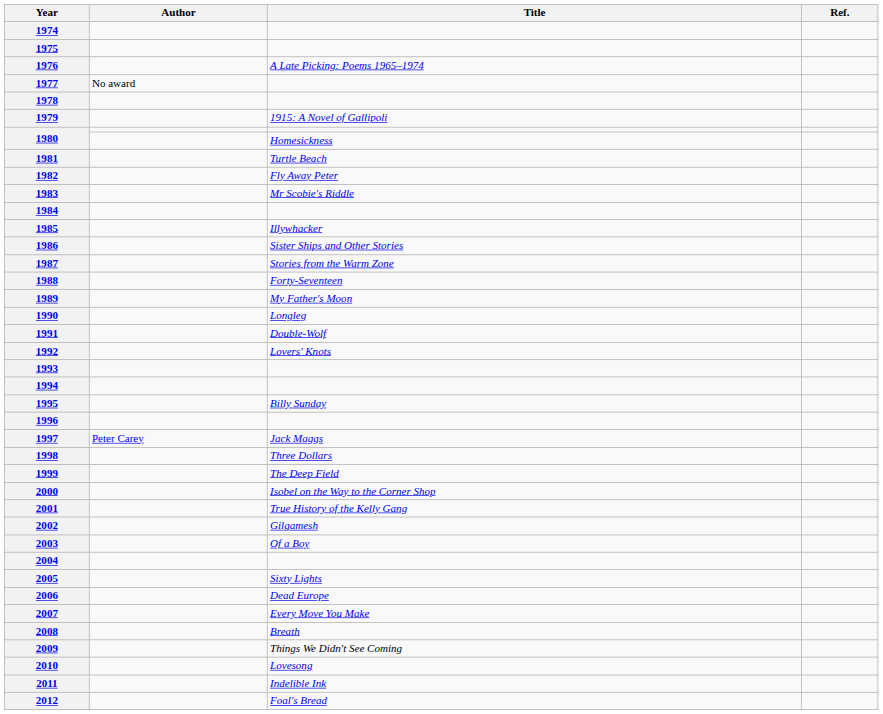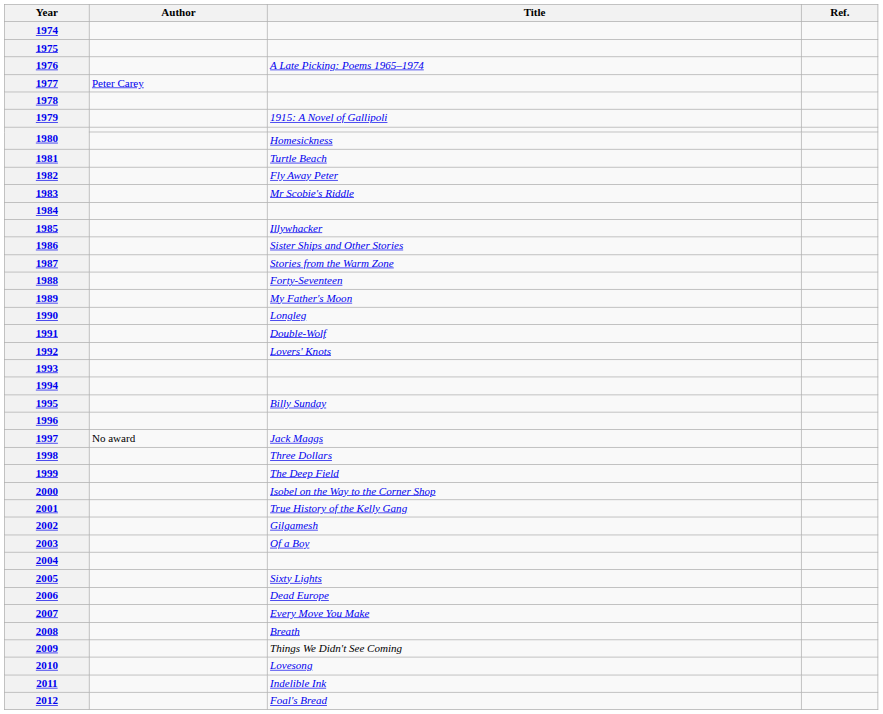(114, 83) No award -> (118, 83) Peter Carey
(118, 438) Peter Carey -> (114, 438) No award
